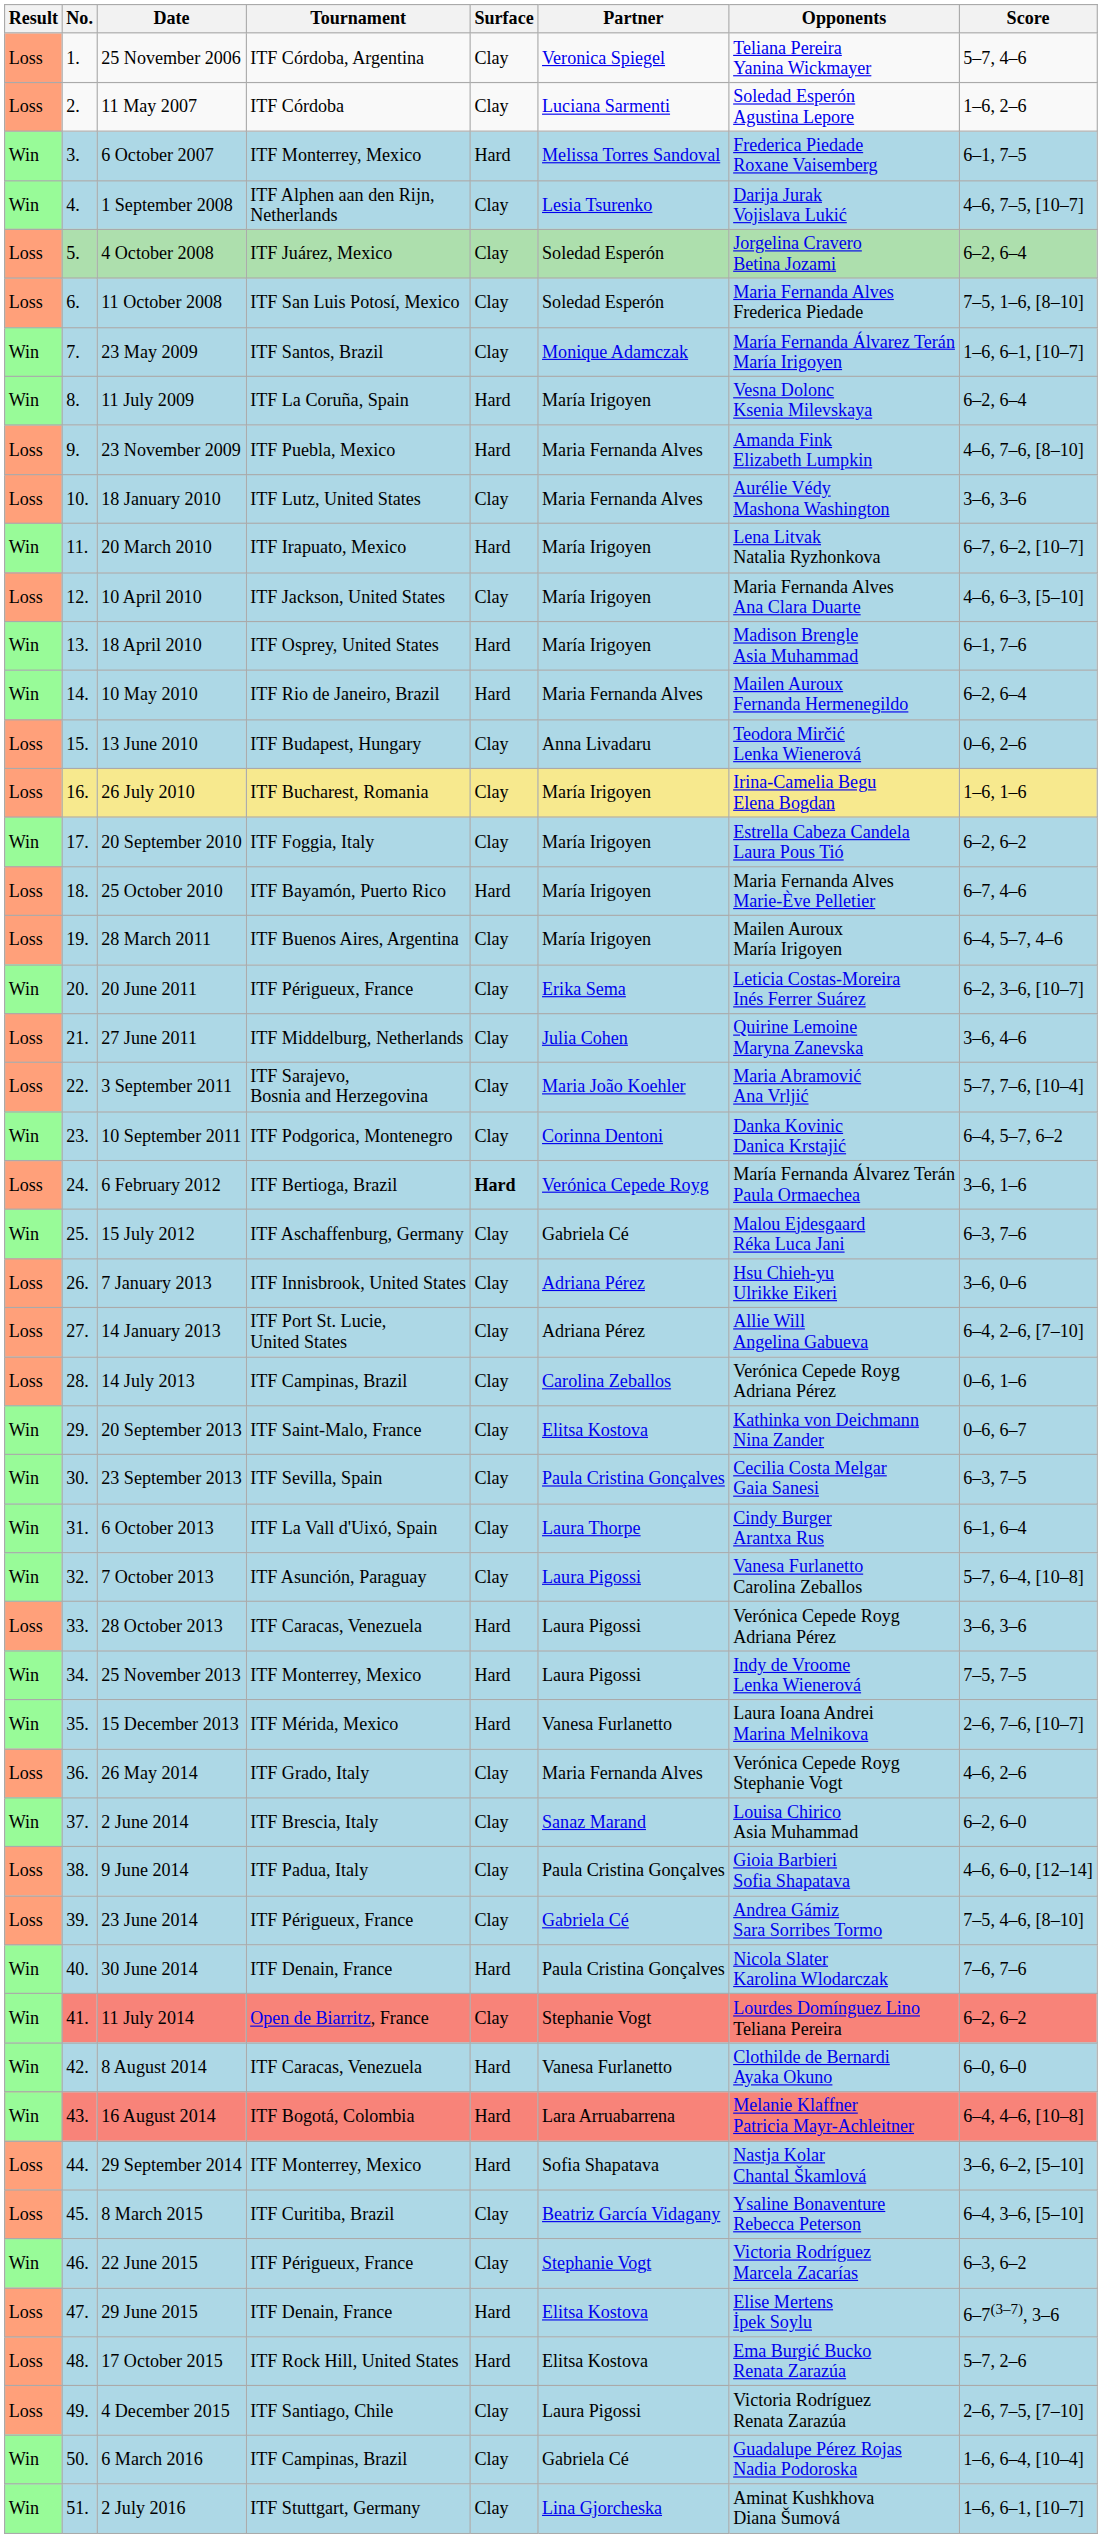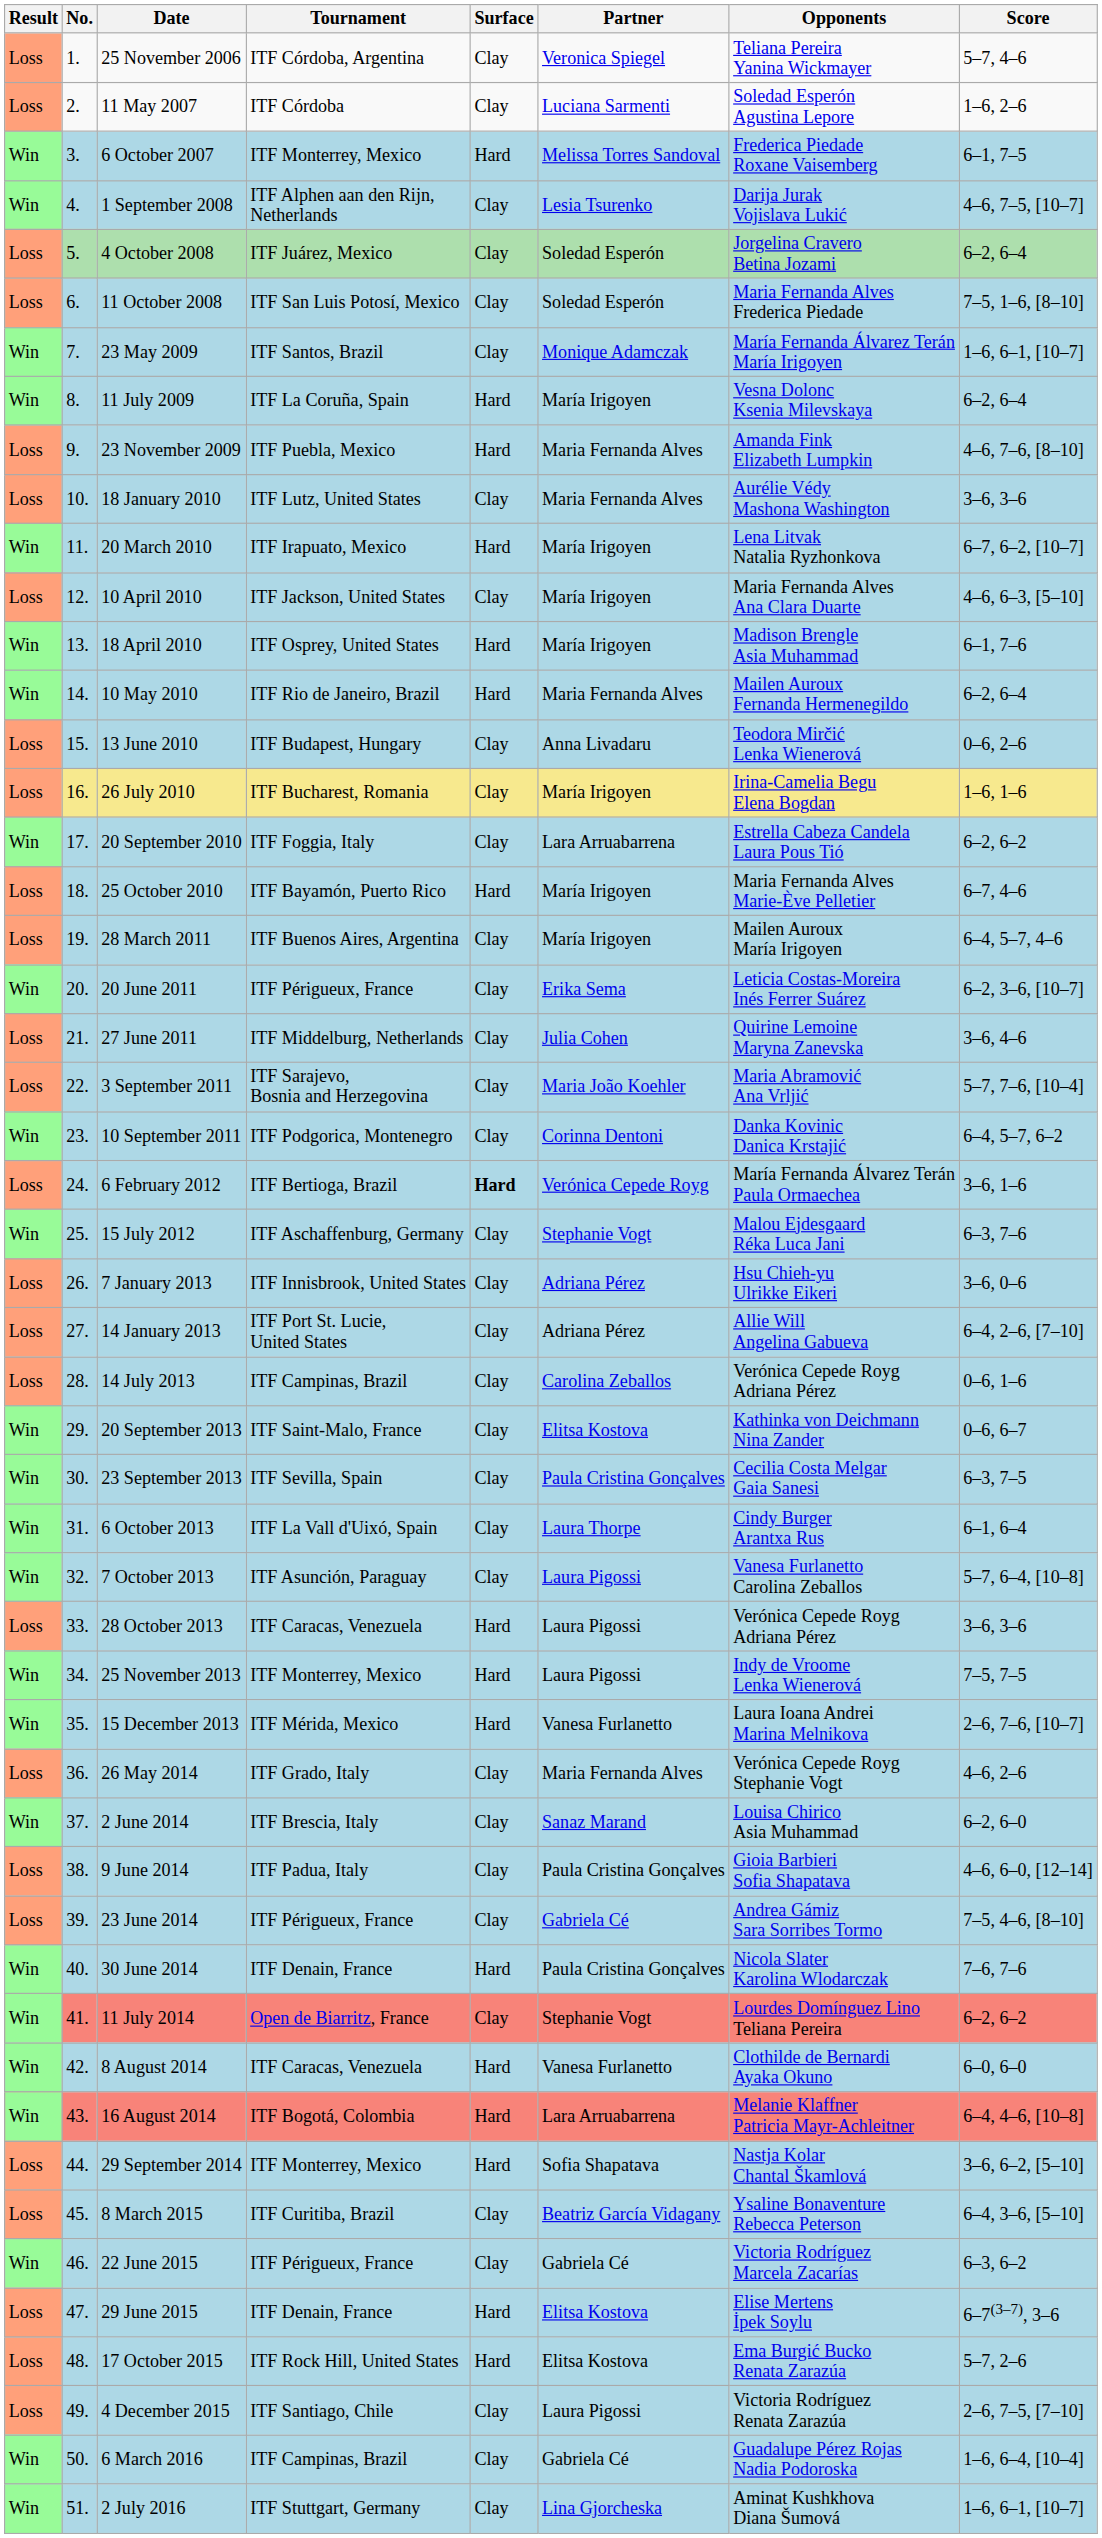(597, 841) María Irigoyen -> (609, 841) Lara Arruabarrena
(585, 1234) Gabriela Cé -> (597, 1234) Stephanie Vogt
(597, 2263) Stephanie Vogt -> (585, 2263) Gabriela Cé
